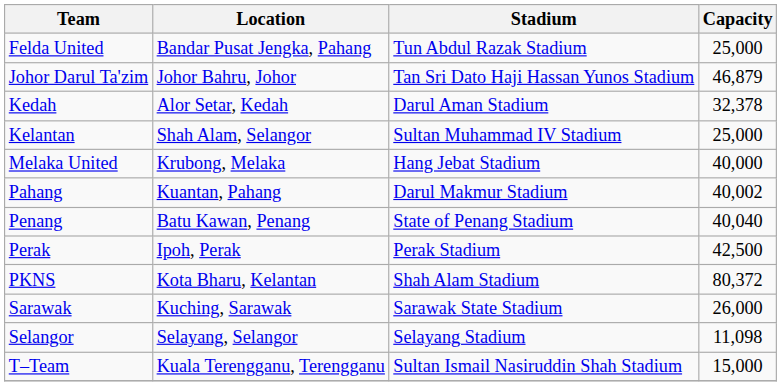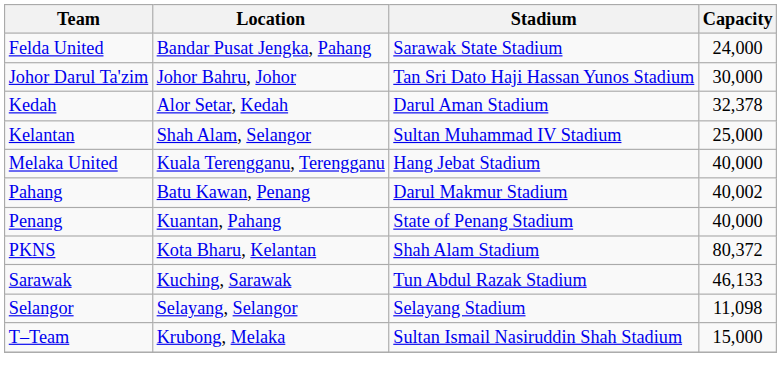(490, 47) Tun Abdul Razak Stadium -> (478, 47) Sarawak State Stadium
(738, 47) 25,000 -> (738, 47) 24,000
(738, 76) 46,879 -> (738, 76) 30,000
(221, 163) Krubong, Melaka -> (271, 163) Kuala Terengganu, Terengganu
(219, 192) Kuantan, Pahang -> (233, 192) Batu Kawan, Penang
(233, 221) Batu Kawan, Penang -> (219, 221) Kuantan, Pahang
(738, 221) 40,040 -> (738, 221) 40,000
- row: (30, 250)
(478, 308) Sarawak State Stadium -> (490, 279) Tun Abdul Razak Stadium
(738, 308) 26,000 -> (738, 279) 46,133
(271, 366) Kuala Terengganu, Terengganu -> (221, 337) Krubong, Melaka
